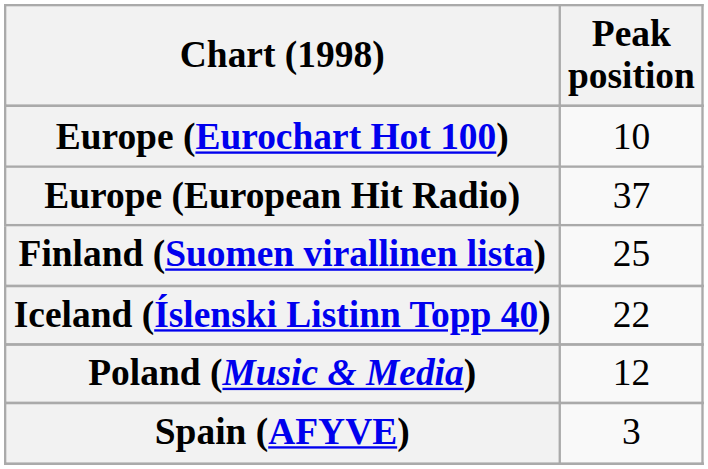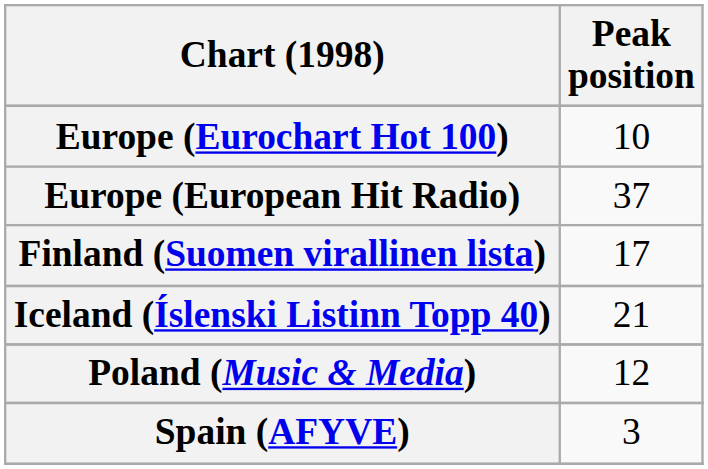(631, 254) 25 -> (631, 254) 17
(631, 313) 22 -> (631, 313) 21
